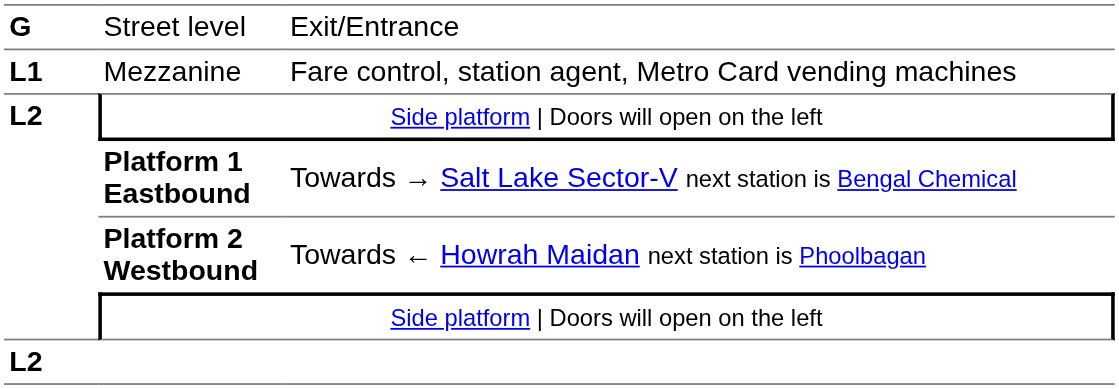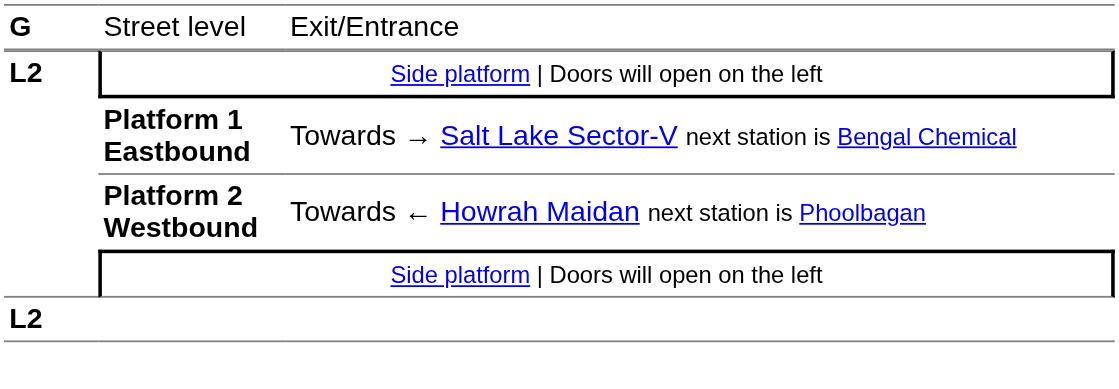- row: (172, 71)
